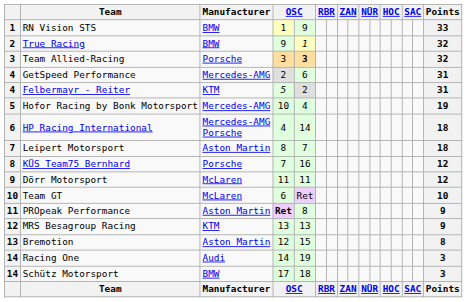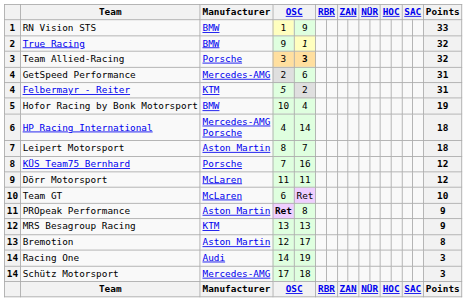(236, 106) Mercedes-AMG -> (211, 106) BMW
(305, 242) 15 -> (305, 242) 17
(211, 274) BMW -> (236, 274) Mercedes-AMG
